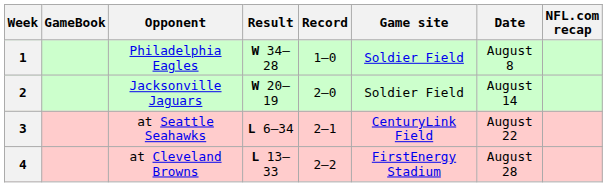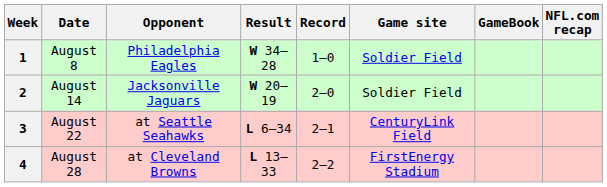columns swapped: (510, 22) <-> (75, 22)
